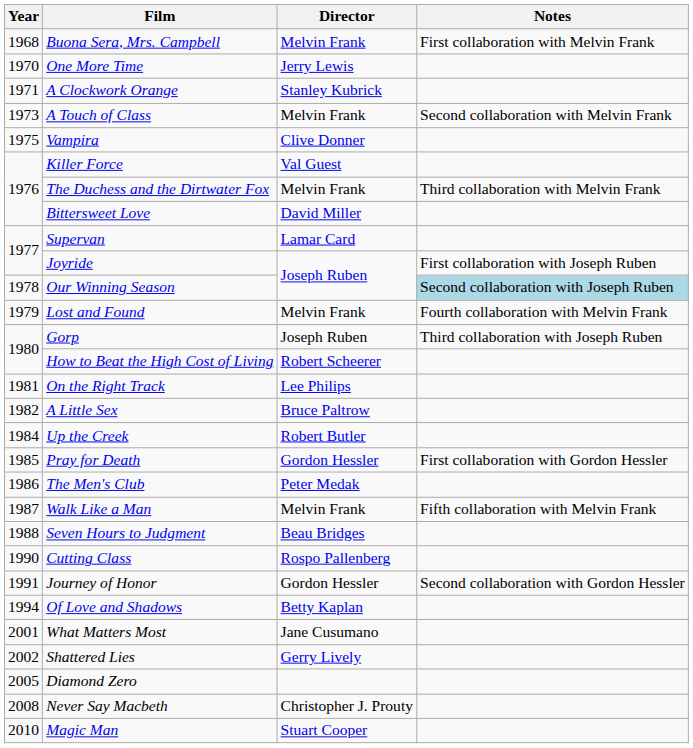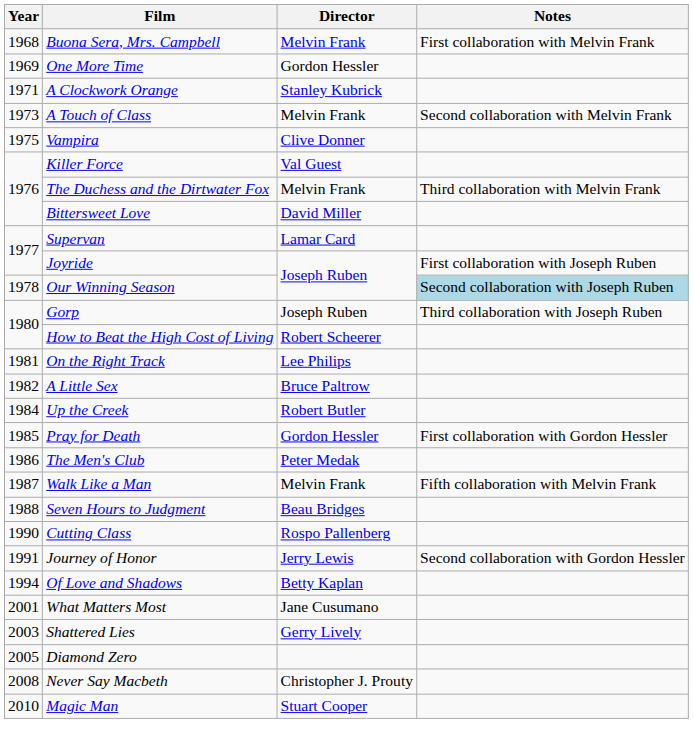(24, 66) 1970 -> (24, 66) 1969
(317, 66) Jerry Lewis -> (330, 66) Gordon Hessler
- row: (95, 312)
(330, 582) Gordon Hessler -> (317, 558) Jerry Lewis
(24, 656) 2002 -> (24, 632) 2003
